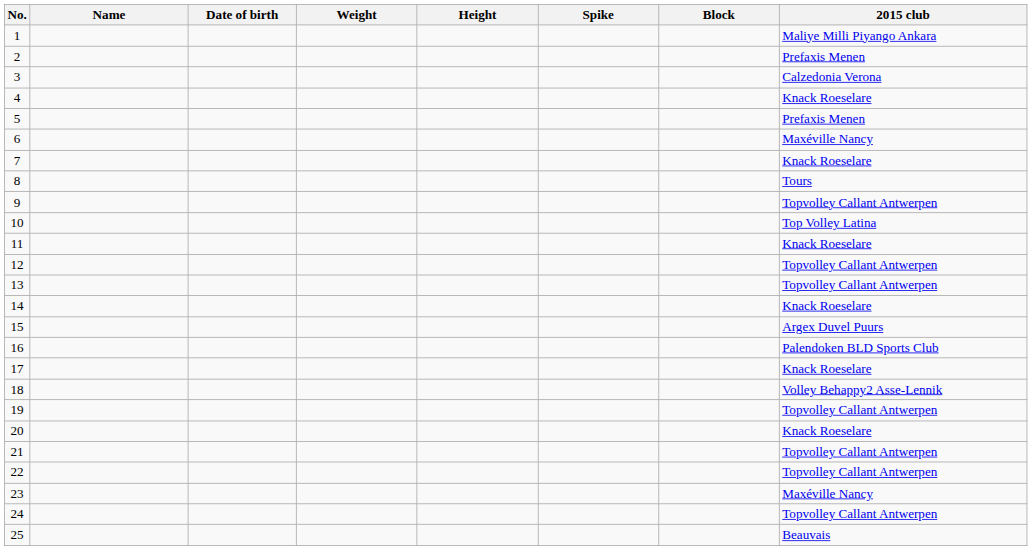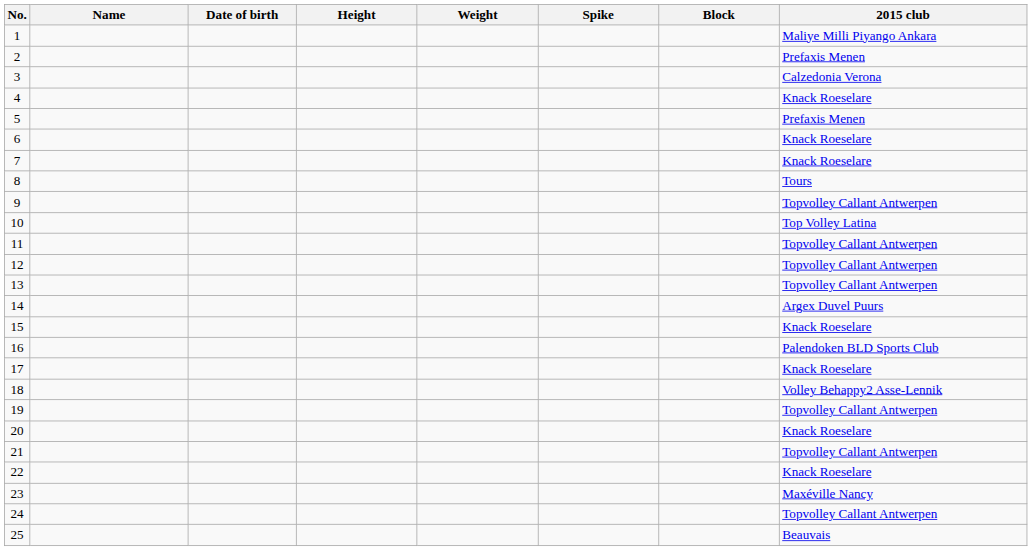columns swapped: (478, 14) <-> (357, 14)
(828, 139) Maxéville Nancy -> (827, 139) Knack Roeselare
(827, 243) Knack Roeselare -> (860, 243) Topvolley Callant Antwerpen
(827, 306) Knack Roeselare -> (833, 306) Argex Duvel Puurs
(833, 327) Argex Duvel Puurs -> (827, 327) Knack Roeselare
(860, 472) Topvolley Callant Antwerpen -> (827, 472) Knack Roeselare
